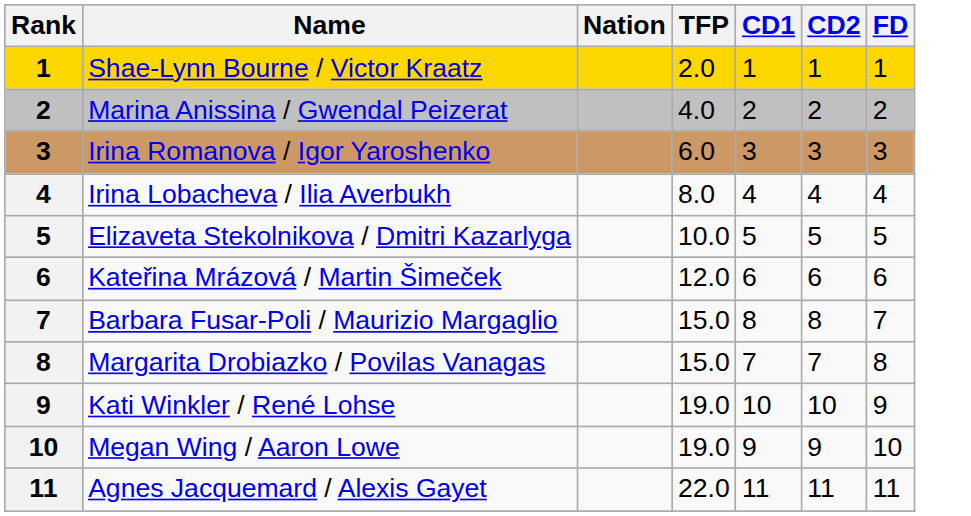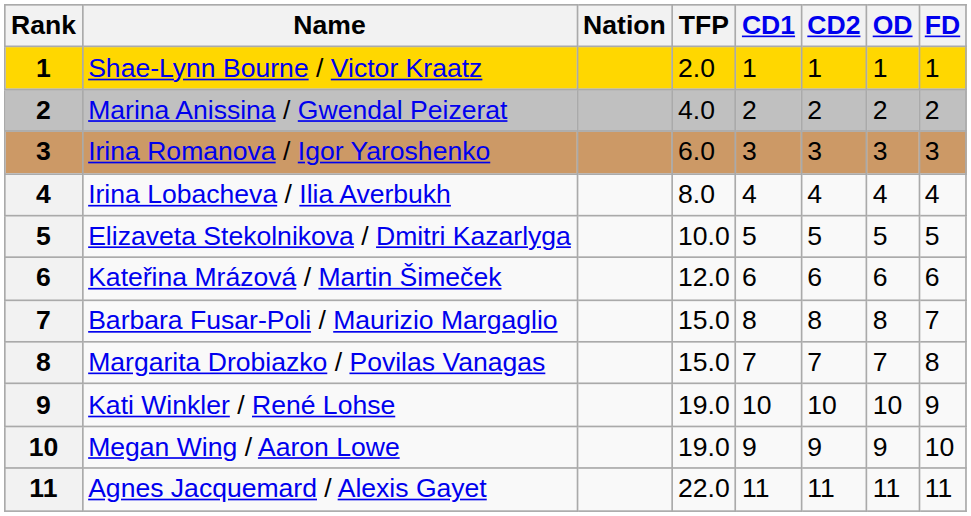+ column: (893, 25)
